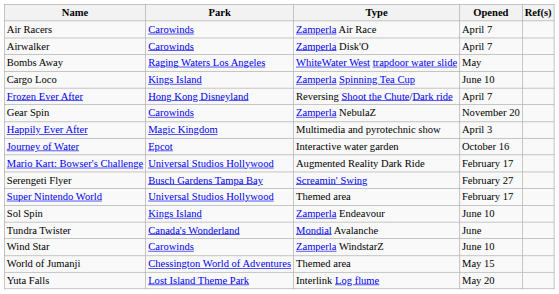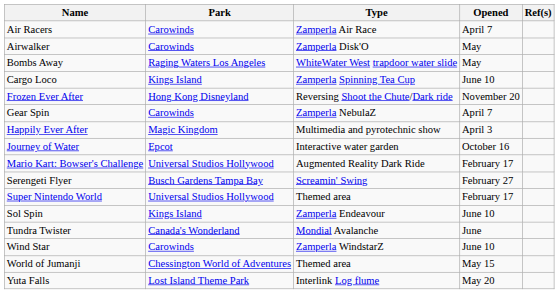(477, 46) April 7 -> (472, 46) May
(477, 96) April 7 -> (491, 96) November 20
(491, 113) November 20 -> (477, 113) April 7
